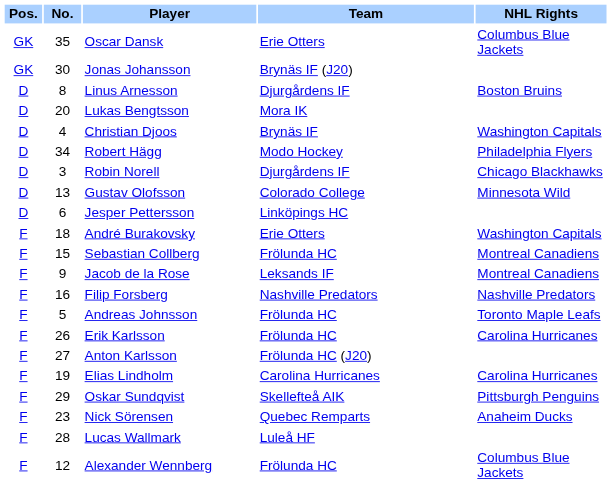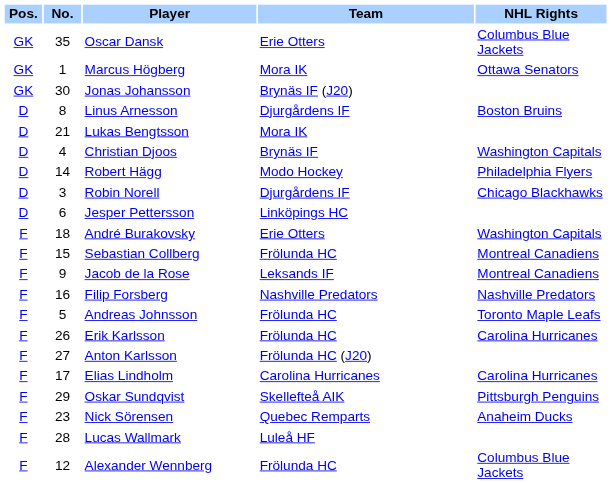+ row: (135, 70)
(62, 111) 20 -> (62, 131) 21
(62, 151) 34 -> (62, 172) 14
- row: (135, 192)
(62, 376) 19 -> (62, 376) 17
